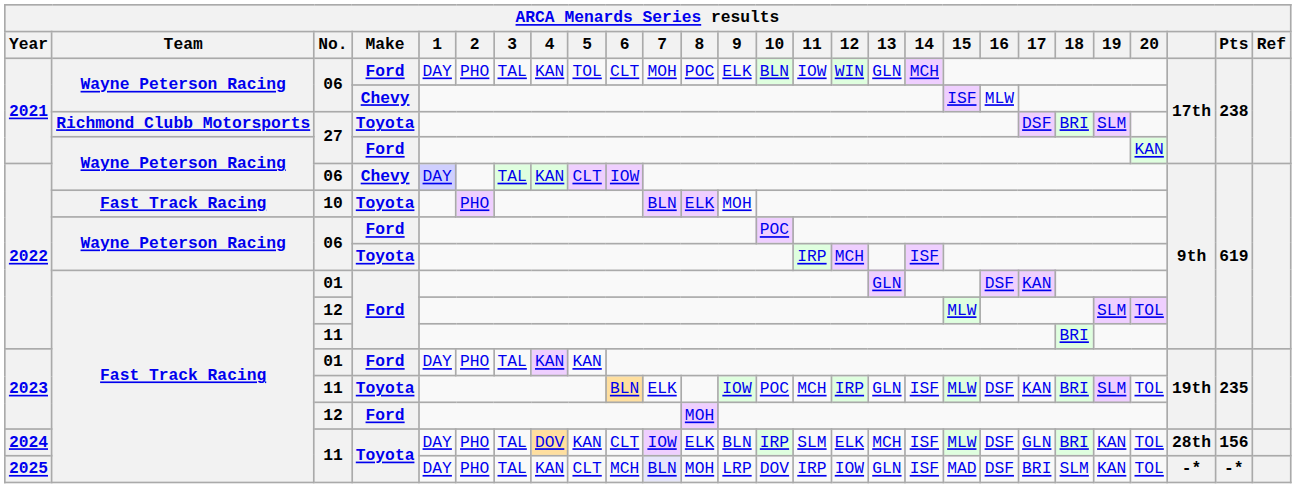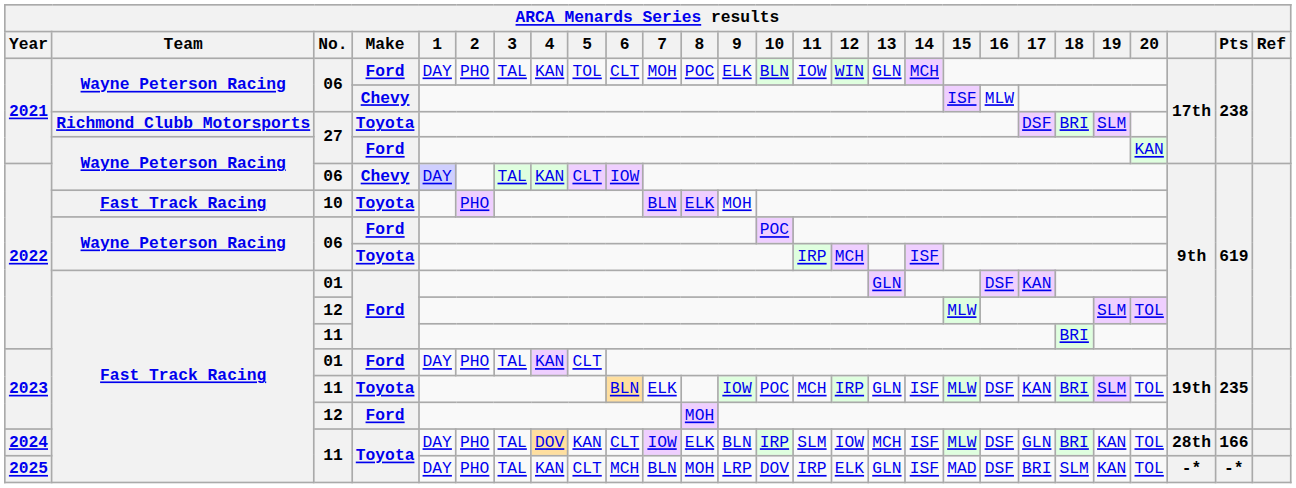(587, 362) KAN -> (587, 362) CLT
(849, 442) ELK -> (849, 442) IOW
(1234, 442) 156 -> (1234, 442) 166
(662, 469) lavender background -> (662, 469) no background
(849, 469) IOW -> (849, 469) ELK
